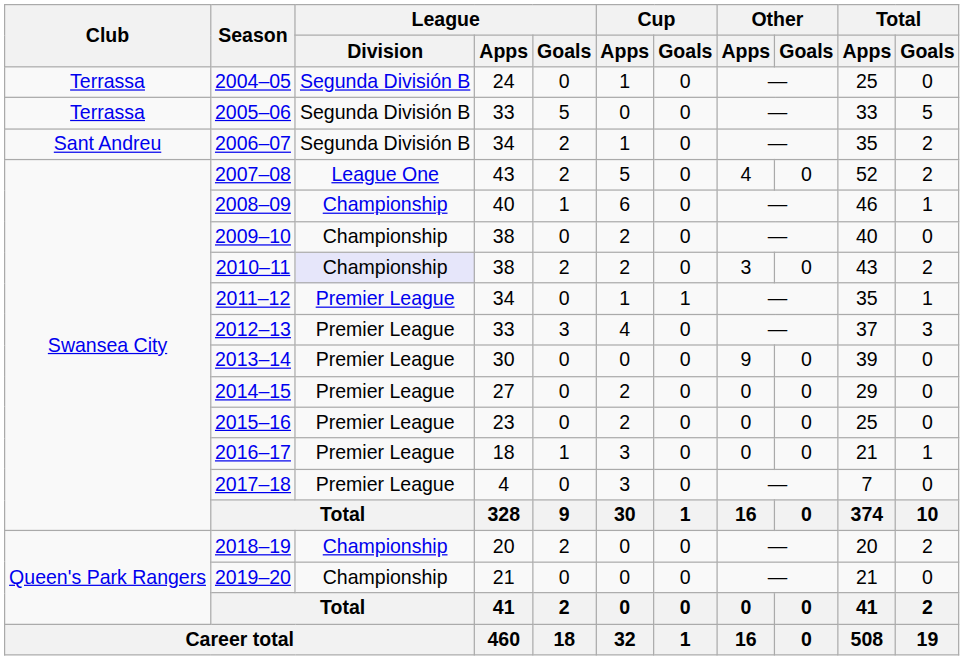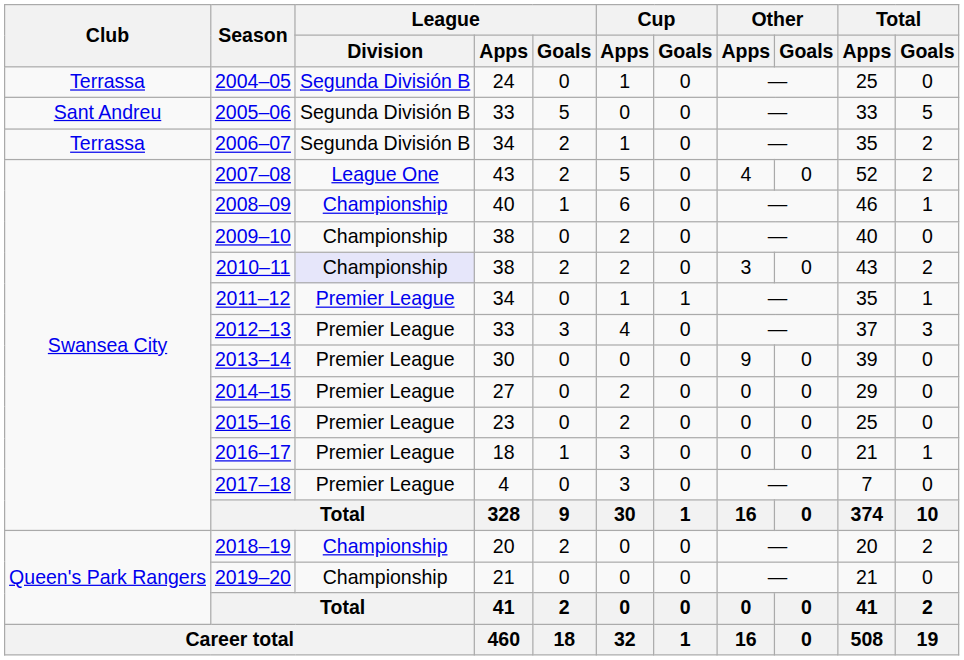(108, 112) Terrassa -> (108, 112) Sant Andreu
(108, 143) Sant Andreu -> (108, 143) Terrassa
